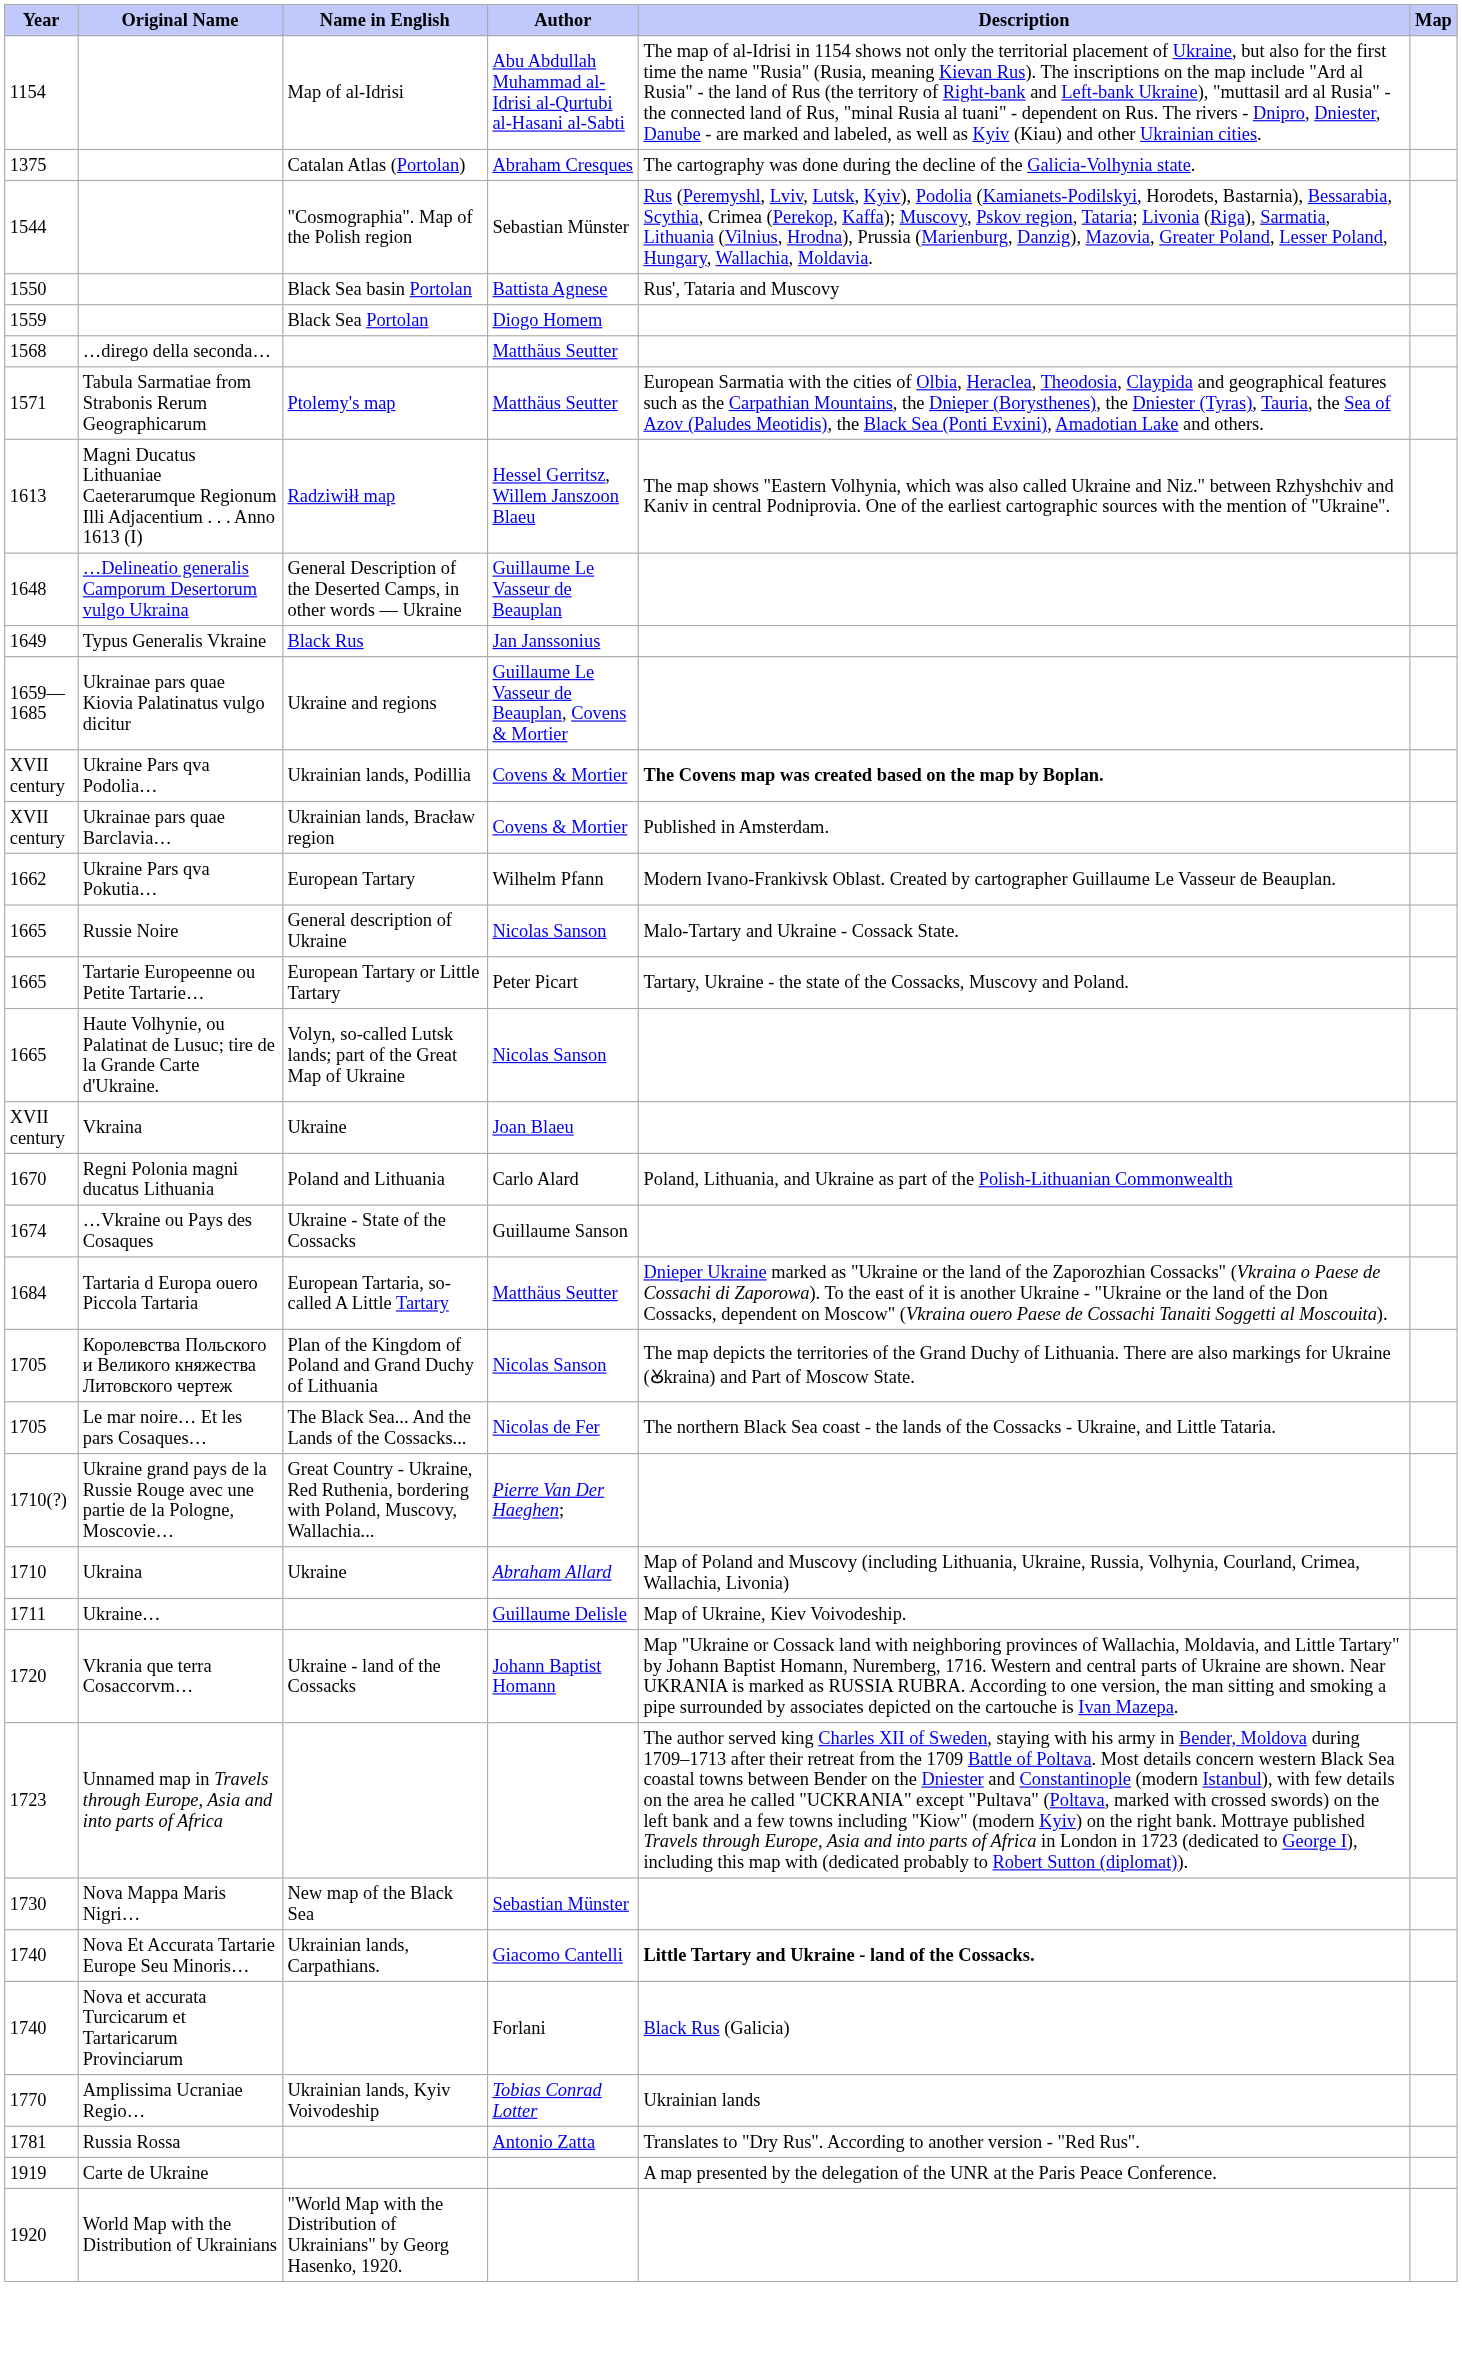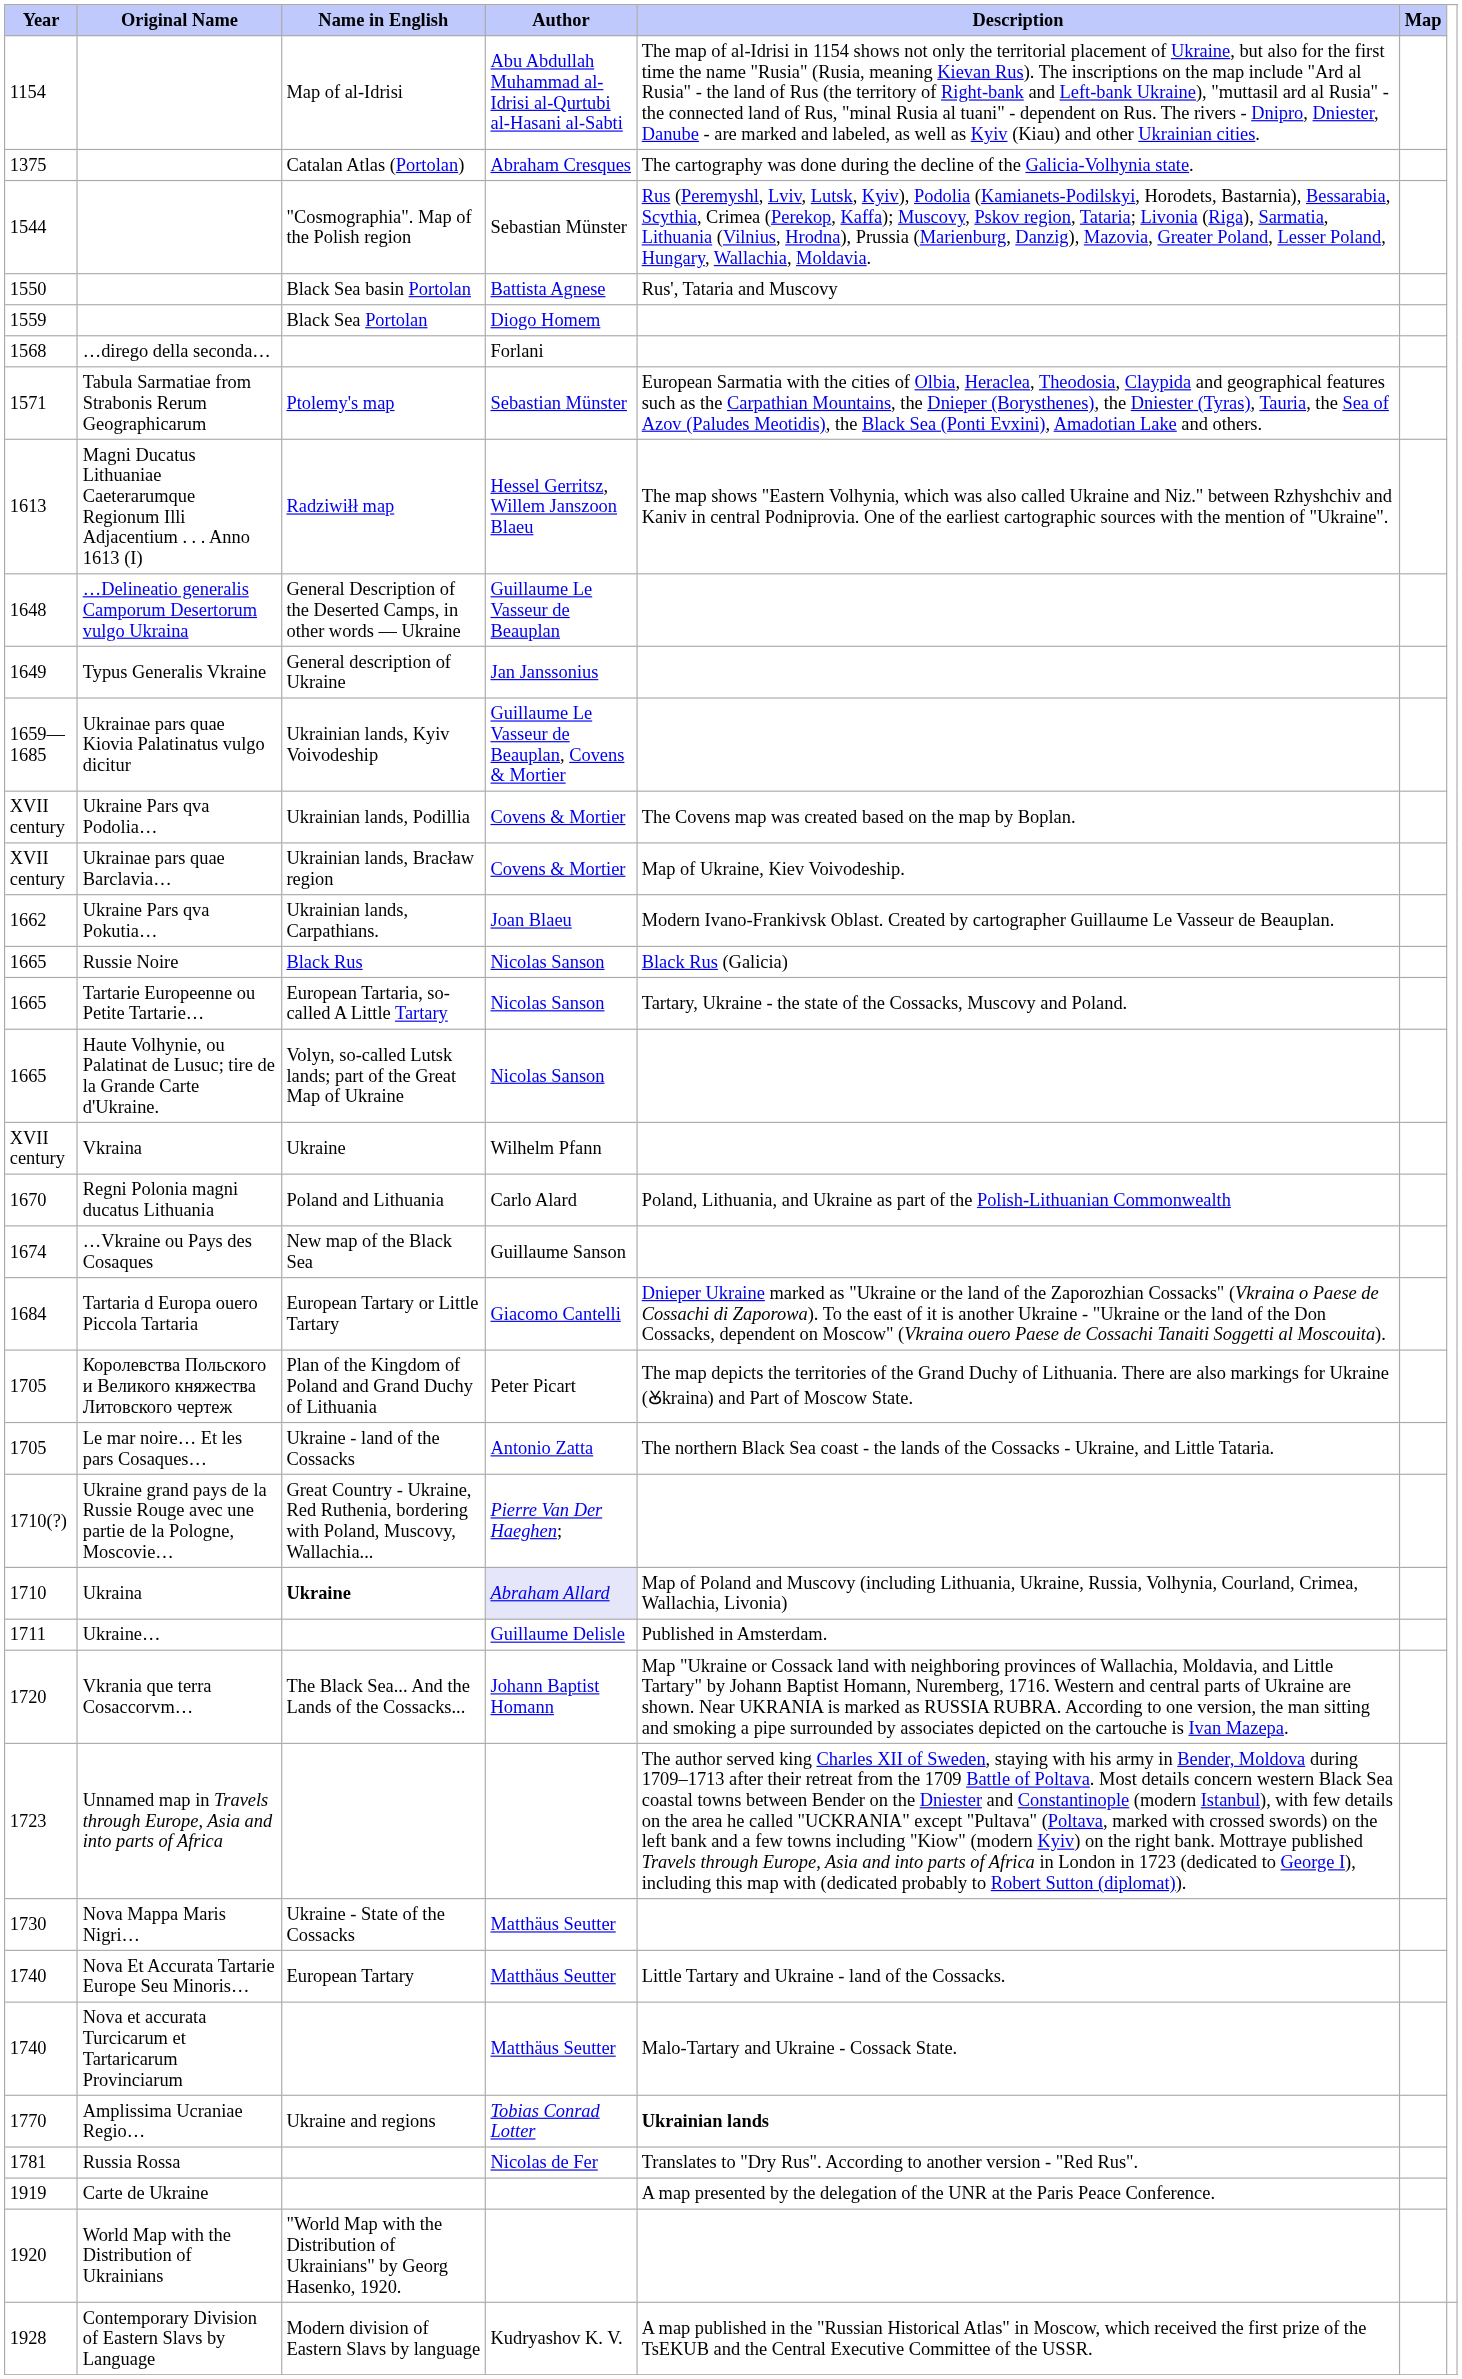(555, 351) Matthäus Seutter -> (517, 351) Forlani
(555, 402) Matthäus Seutter -> (559, 402) Sebastian Münster
(326, 641) Black Rus -> (369, 672) General description of Ukraine
(362, 703) Ukraine and regions -> (368, 744) Ukrainian lands, Kyiv Voivodeship
(874, 775) bold -> (859, 816) normal
(736, 827) Published in Amsterdam. -> (773, 868) Map of Ukraine, Kiev Voivodeship.
(351, 879) European Tartary -> (347, 920) Ukrainian lands, Carpathians.
(548, 879) Wilhelm Pfann -> (531, 920) Joan Blaeu
(370, 930) General description of Ukraine -> (325, 961) Black Rus
(801, 930) Malo-Tartary and Ukraine - Cossack State. -> (715, 961) Black Rus (Galicia)
(383, 982) European Tartary or Little Tartary -> (368, 1003) European Tartaria, so-called A Little Tartary
(535, 982) Peter Picart -> (547, 1003) Nicolas Sanson
(533, 1127) Joan Blaeu -> (546, 1148) Wilhelm Pfann
(367, 1230) Ukraine - State of the Cossacks -> (369, 1251) New map of the Black Sea
(369, 1293) European Tartaria, so-called A Little Tartary -> (382, 1313) European Tartary or Little Tartary
(555, 1293) Matthäus Seutter -> (556, 1313) Giacomo Cantelli
(549, 1365) Nicolas Sanson -> (533, 1386) Peter Picart
(379, 1427) The Black Sea... And the Lands of the Cossacks... -> (363, 1448) Ukraine - land of the Cossacks
(546, 1427) Nicolas de Fer -> (542, 1448) Antonio Zatta
(317, 1572) normal -> (319, 1593) bold
(552, 1572) no background -> (550, 1593) lavender background
(775, 1613) Map of Ukraine, Kiev Voivodeship. -> (734, 1634) Published in Amsterdam.
(364, 1676) Ukraine - land of the Cossacks -> (378, 1696) The Black Sea... And the Lands of the Cossacks...
(370, 1903) New map of the Black Sea -> (366, 1924) Ukraine - State of the Cossacks
(561, 1903) Sebastian Münster -> (553, 1924) Matthäus Seutter
(348, 1955) Ukrainian lands, Carpathians. -> (350, 1976) European Tartary
(558, 1955) Giacomo Cantelli -> (553, 1976) Matthäus Seutter
(839, 1955) bold -> (824, 1976) normal
(519, 2027) Forlani -> (553, 2048) Matthäus Seutter
(717, 2027) Black Rus (Galicia) -> (799, 2048) Malo-Tartary and Ukraine - Cossack State.
(369, 2100) Ukrainian lands, Kyiv Voivodeship -> (361, 2121) Ukraine and regions
(702, 2100) normal -> (705, 2121) bold
(544, 2141) Antonio Zatta -> (544, 2162) Nicolas de Fer
+ row: (28, 2338)
